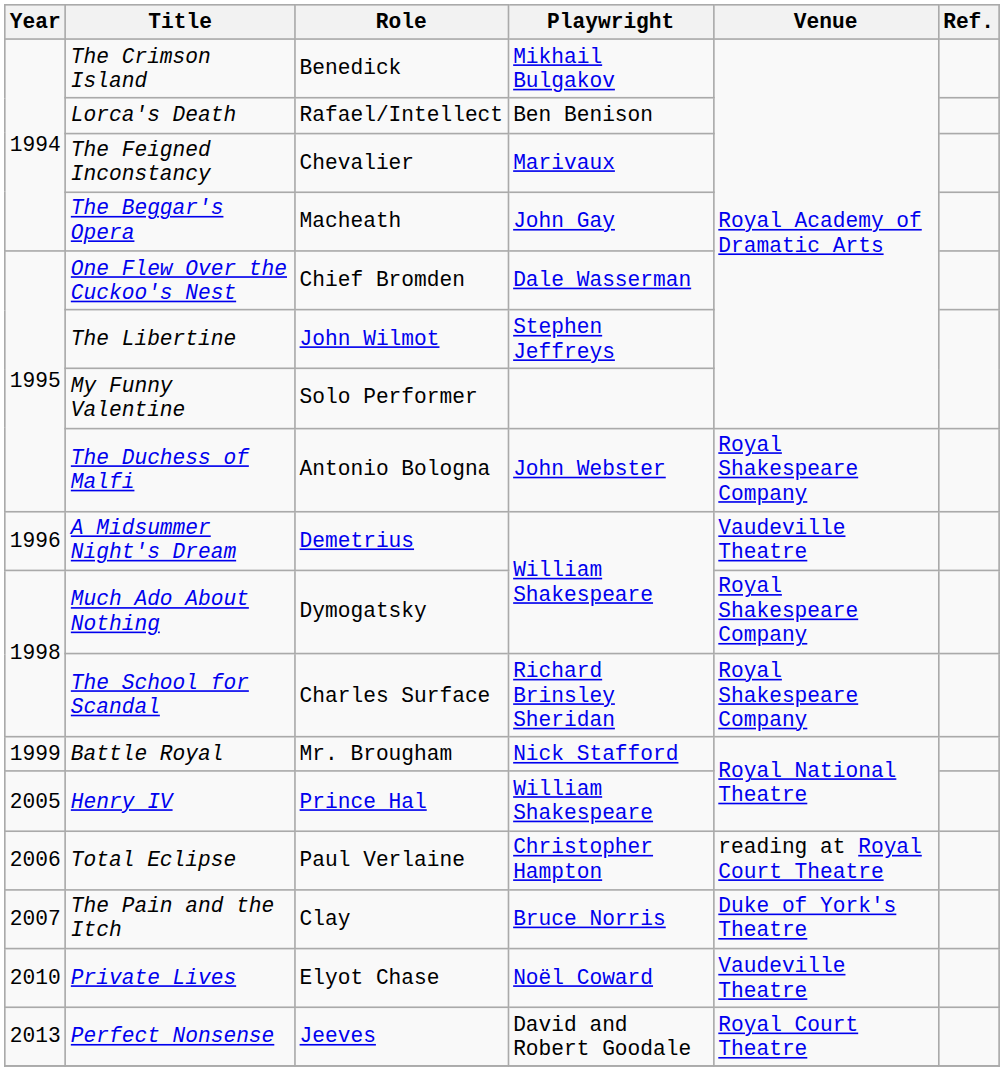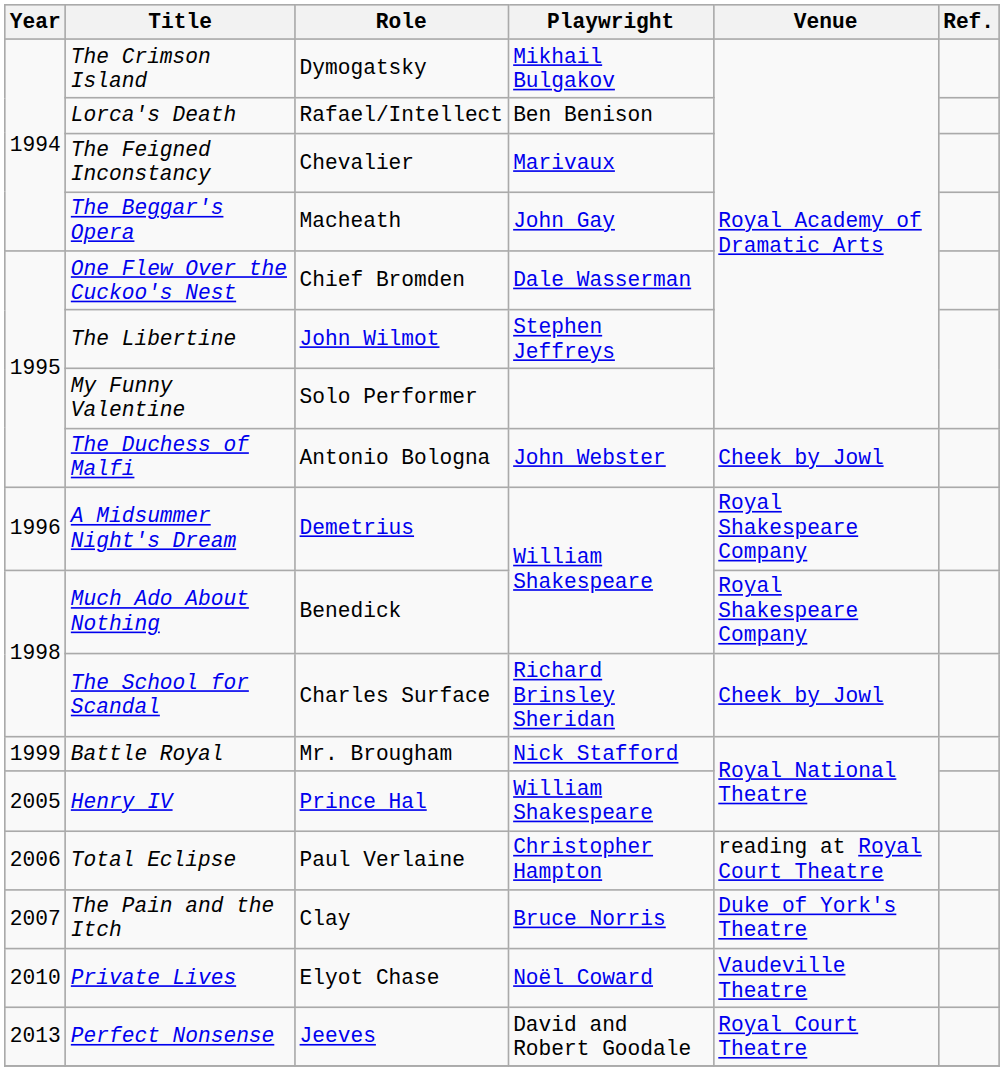(350, 69) Benedick -> (363, 69) Dymogatsky
(788, 470) Royal Shakespeare Company -> (801, 457) Cheek by Jowl
(782, 541) Vaudeville Theatre -> (788, 529) Royal Shakespeare Company
(363, 612) Dymogatsky -> (350, 612) Benedick
(788, 695) Royal Shakespeare Company -> (801, 695) Cheek by Jowl
